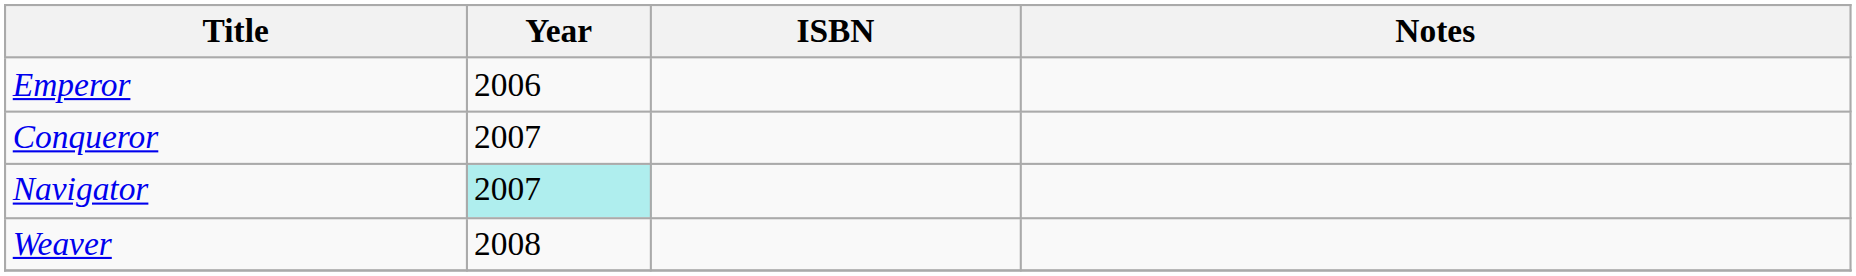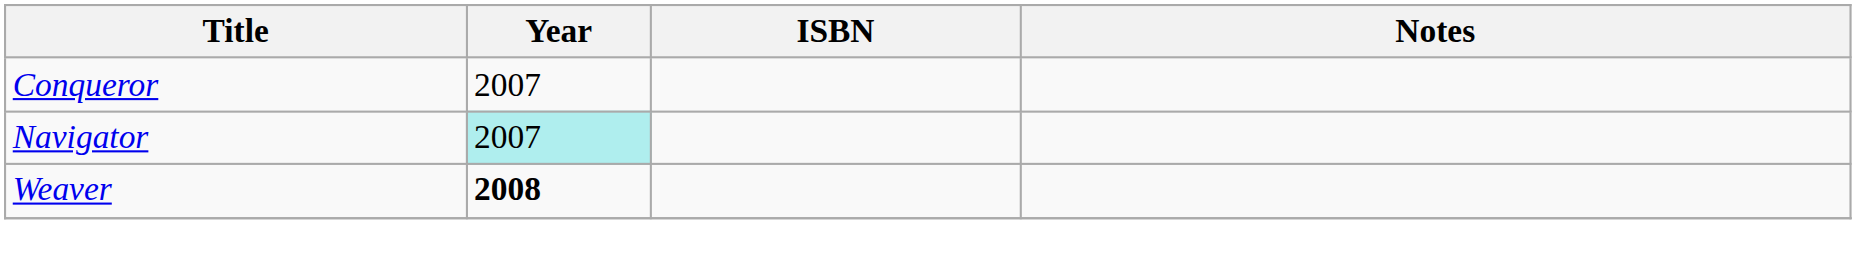- row: (72, 84)
(508, 243) normal -> (508, 190) bold
